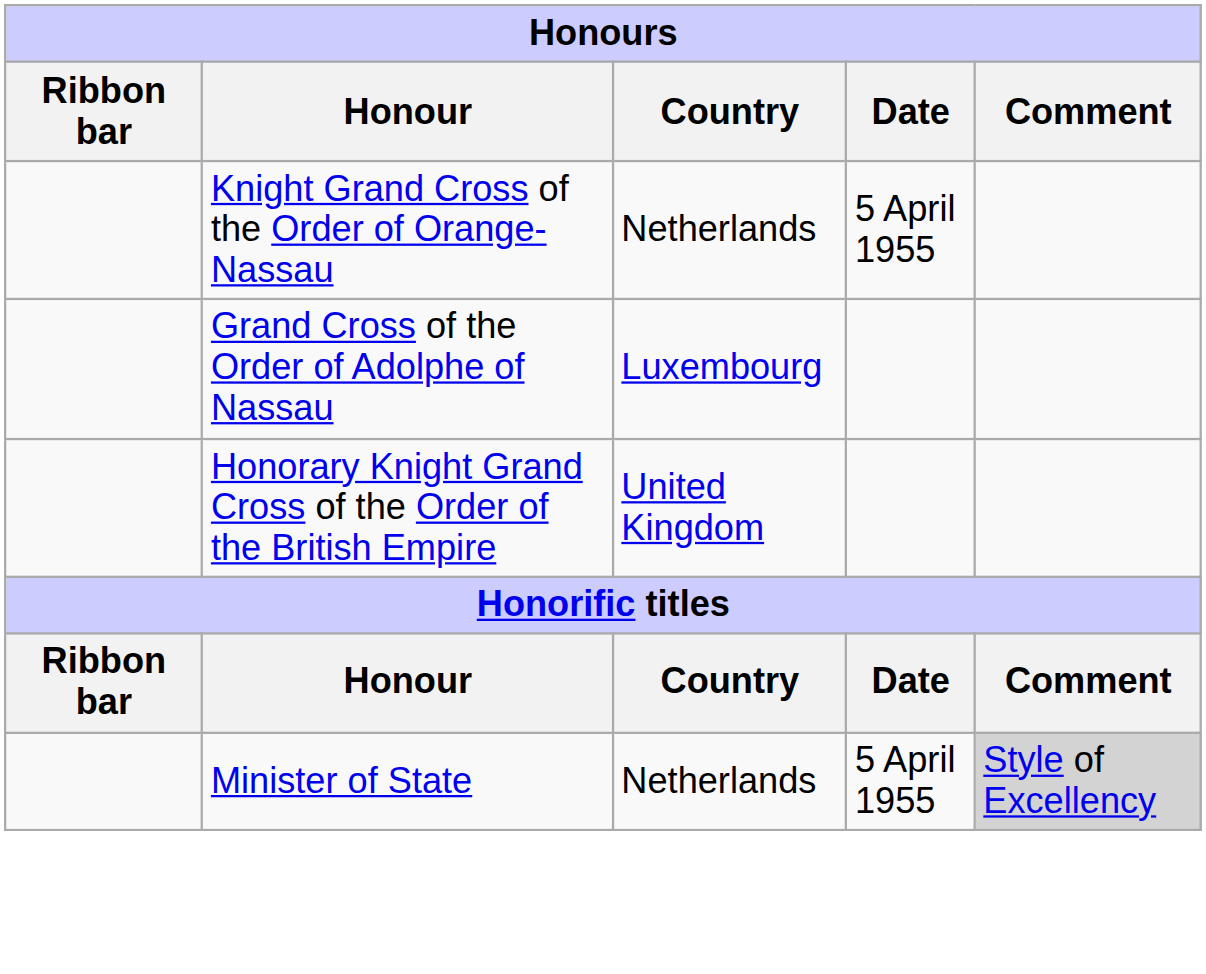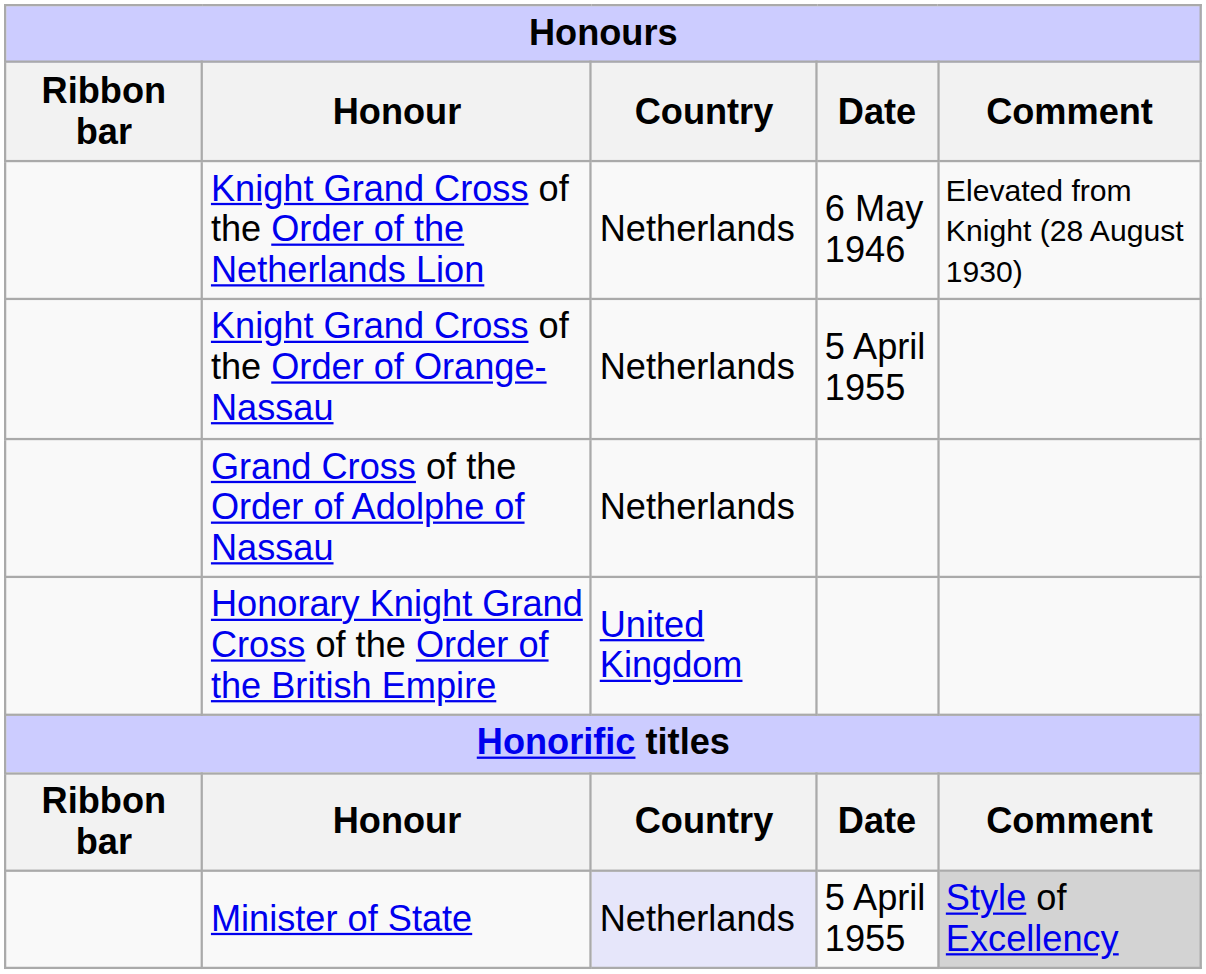+ row: (390, 229)
(722, 367) Luxembourg -> (697, 506) Netherlands
(719, 780) no background -> (697, 919) lavender background
